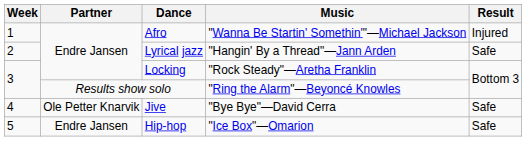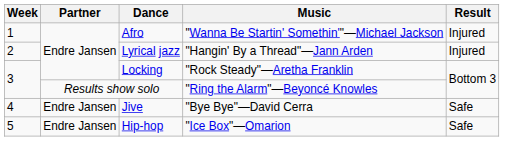(484, 51) Safe -> (467, 51) Injured
(91, 107) Ole Petter Knarvik -> (80, 107) Endre Jansen
